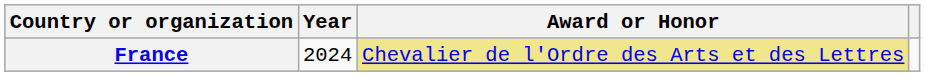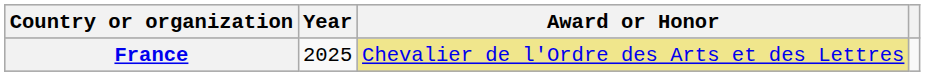(328, 55) 2024 -> (328, 55) 2025
